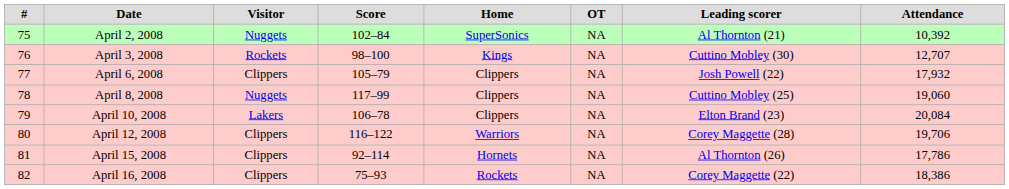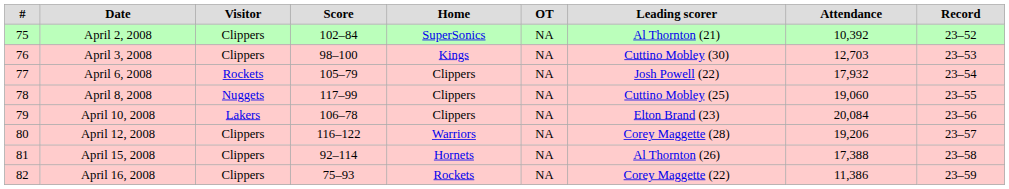+ column: (961, 14)
(266, 34) Nuggets -> (243, 34) Clippers
(266, 54) Rockets -> (243, 54) Clippers
(933, 54) 12,707 -> (851, 54) 12,703
(266, 74) Clippers -> (243, 74) Rockets
(933, 134) 19,706 -> (851, 134) 19,206
(933, 154) 17,786 -> (851, 154) 17,388
(933, 174) 18,386 -> (851, 174) 11,386
